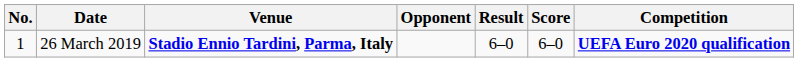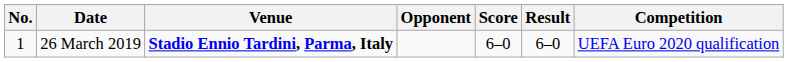columns swapped: (551, 17) <-> (501, 17)
(684, 43) bold -> (679, 43) normal
